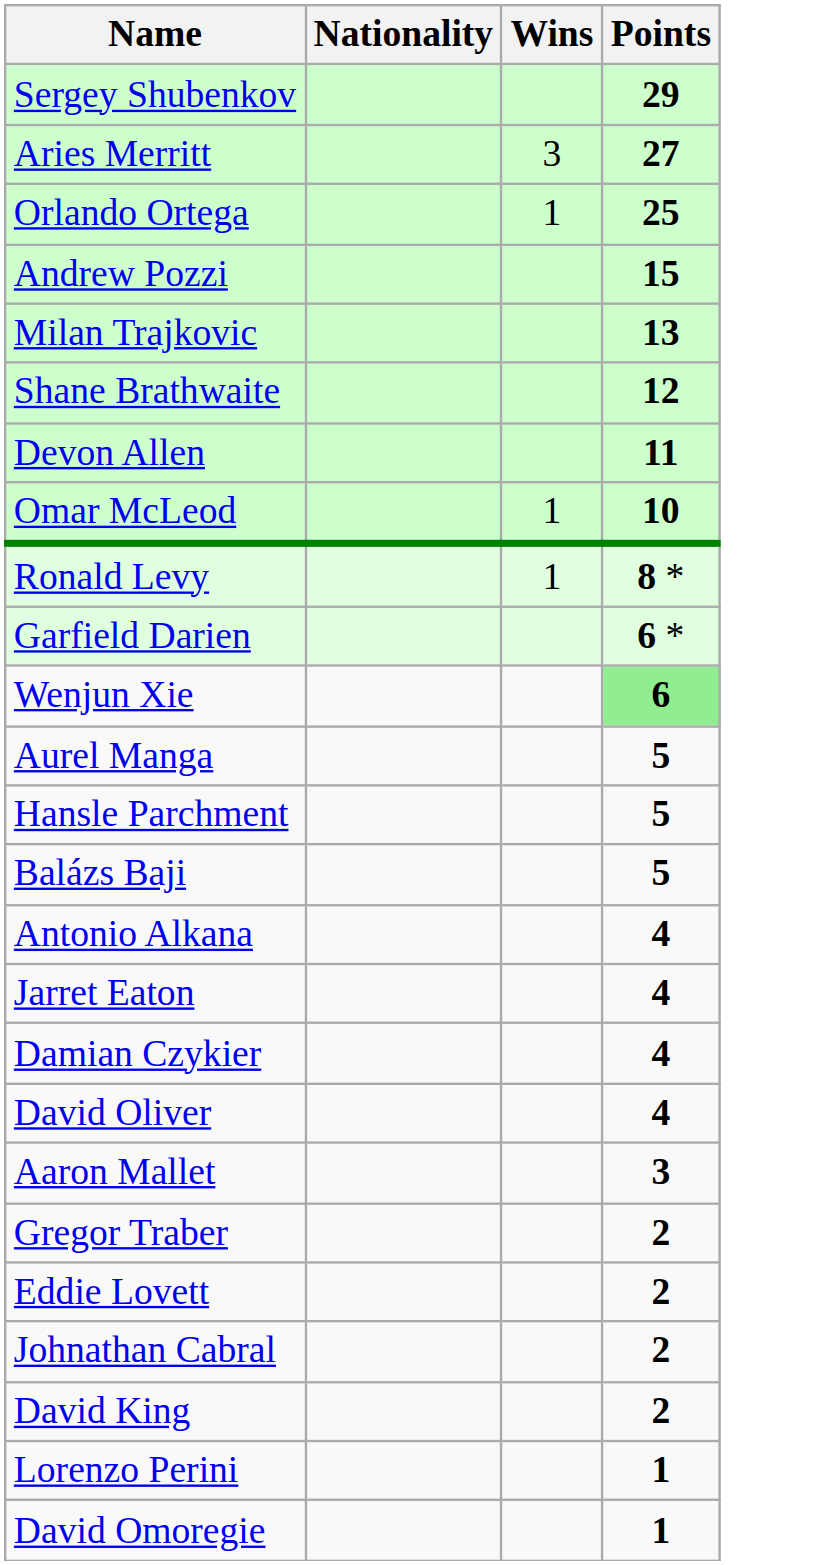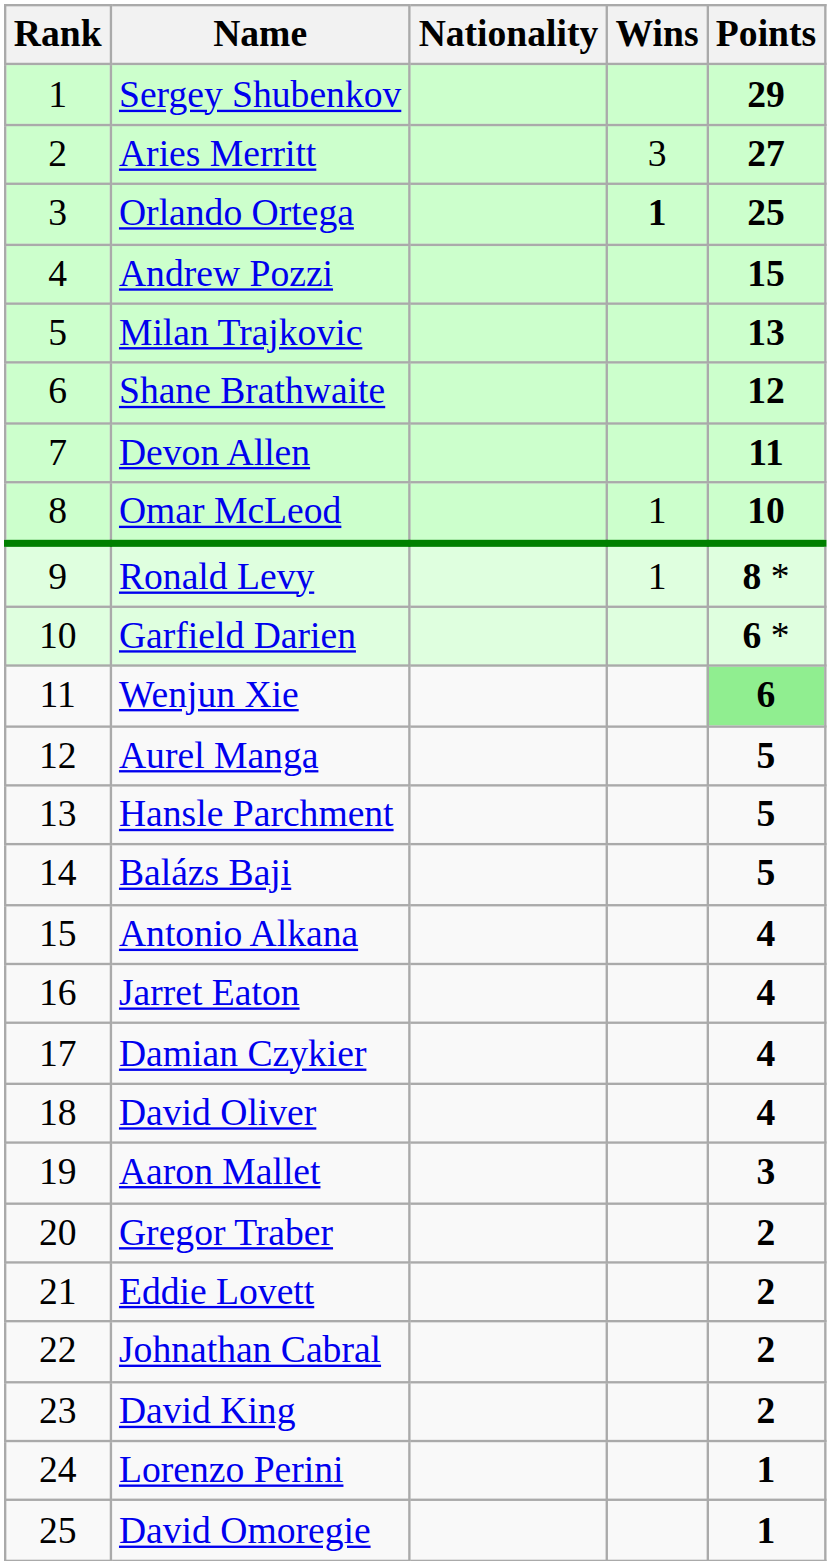+ column: (58, 34)
(552, 213) normal -> (657, 213) bold
